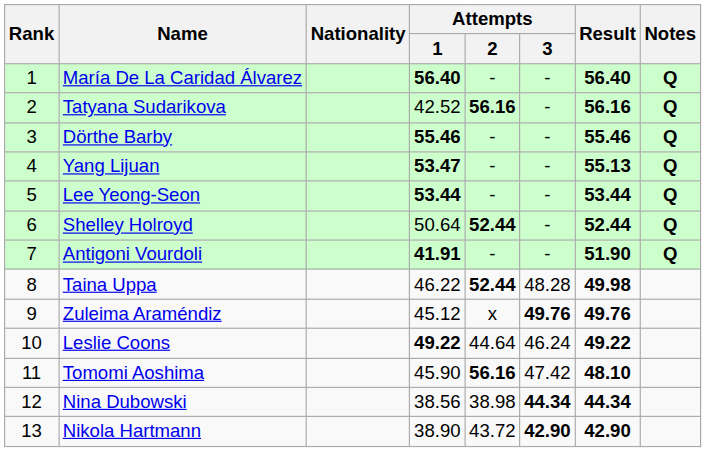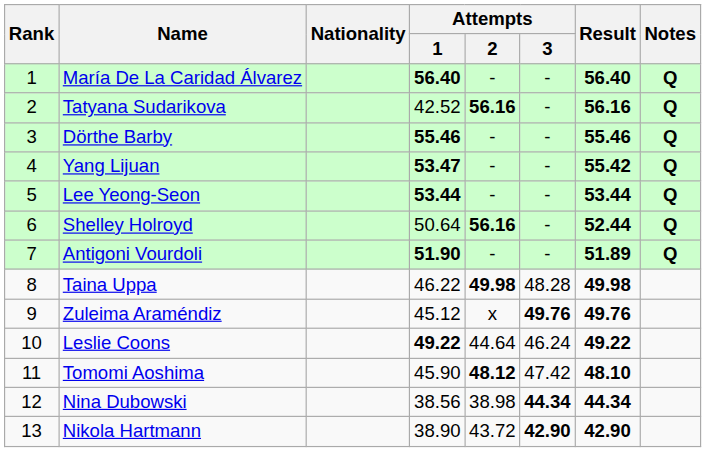(607, 166) 55.13 -> (607, 166) 55.42
(492, 225) 52.44 -> (492, 225) 56.16
(437, 254) 41.91 -> (437, 254) 51.90
(607, 254) 51.90 -> (607, 254) 51.89
(492, 284) 52.44 -> (492, 284) 49.98
(492, 372) 56.16 -> (492, 372) 48.12
